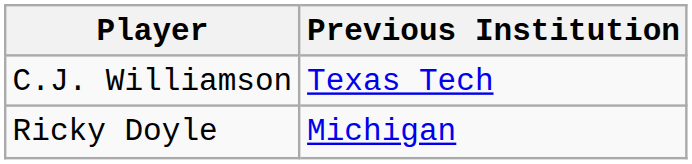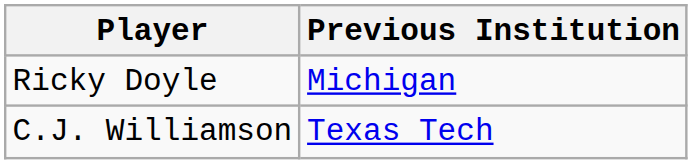rows swapped: (115, 132) <-> (152, 81)
